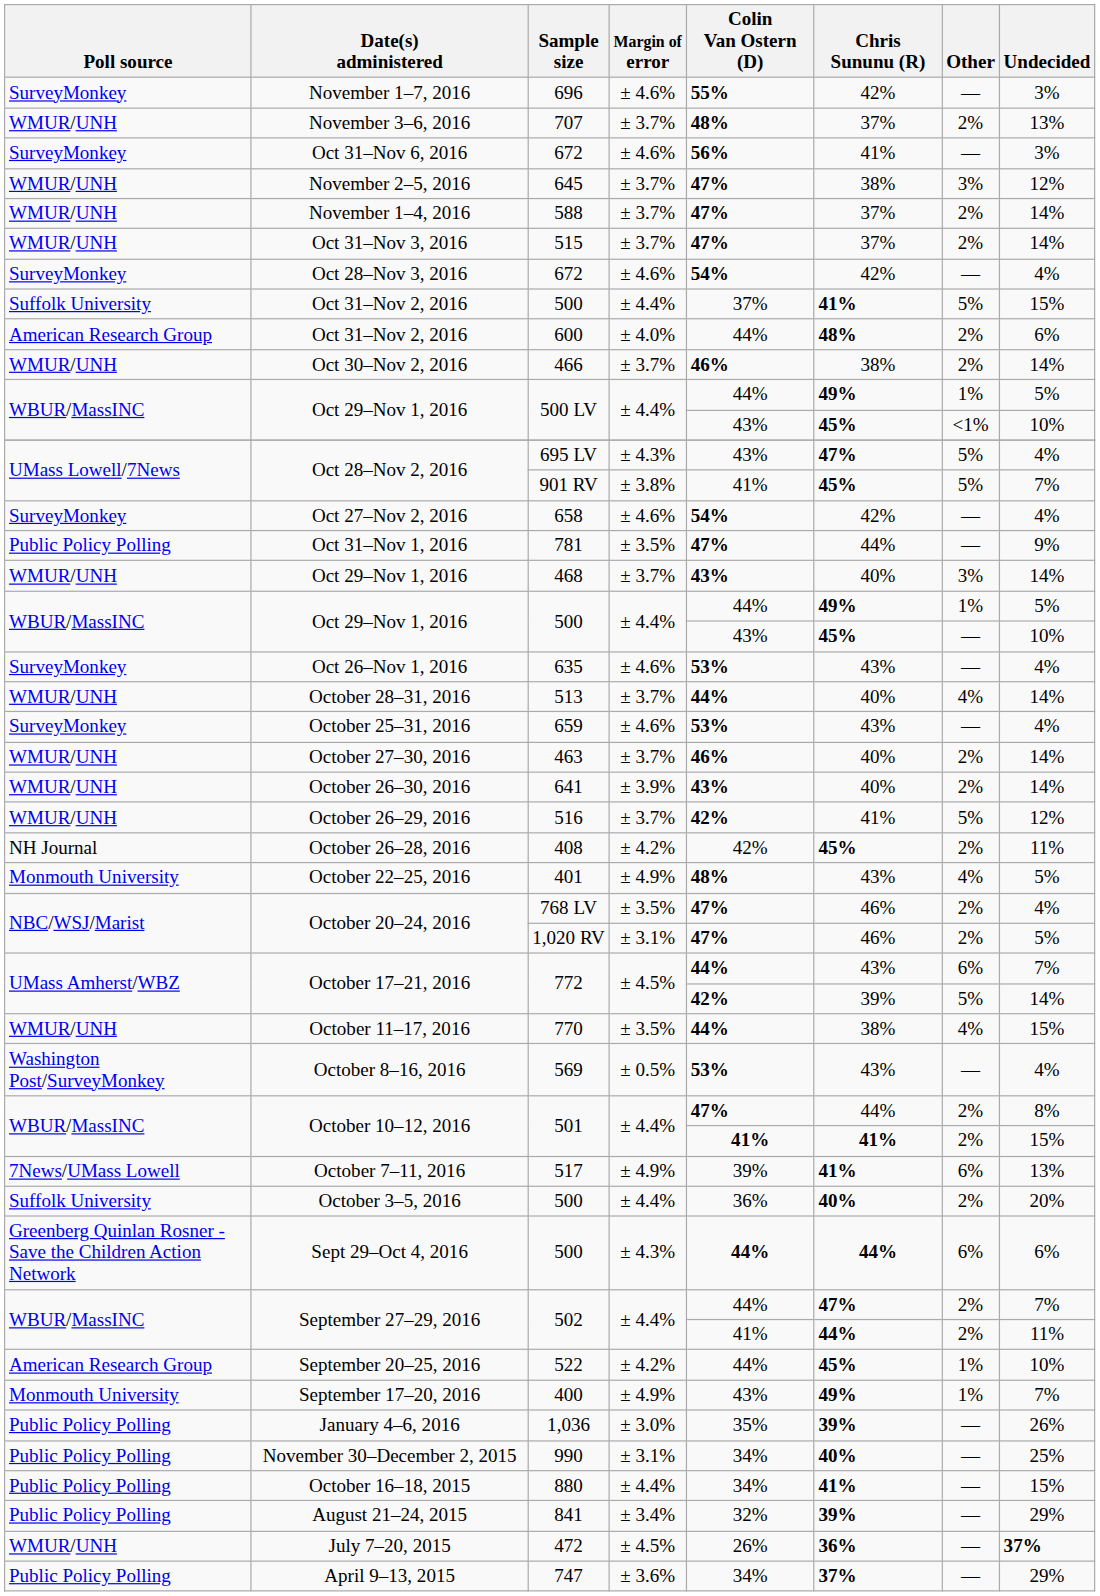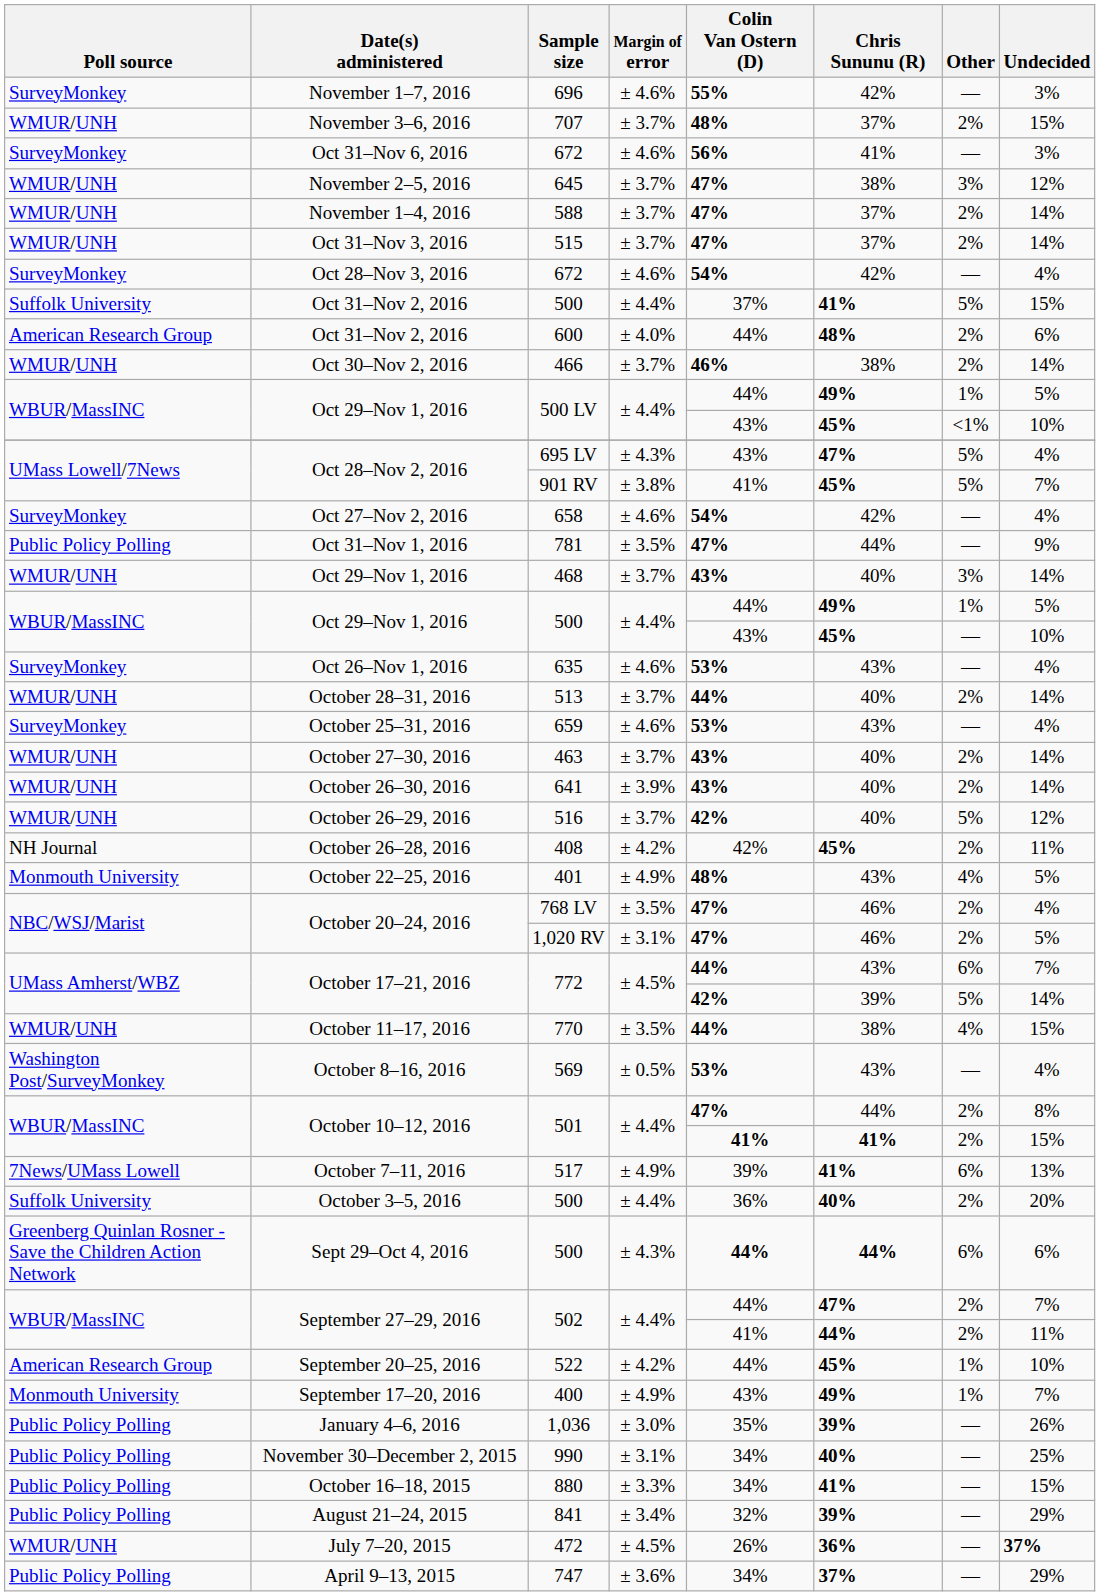(1047, 122) 13% -> (1047, 122) 15%
(971, 696) 4% -> (971, 696) 2%
(710, 756) 46% -> (710, 756) 43%
(878, 817) 41% -> (878, 817) 40%
(648, 1485) ± 4.4% -> (648, 1485) ± 3.3%
